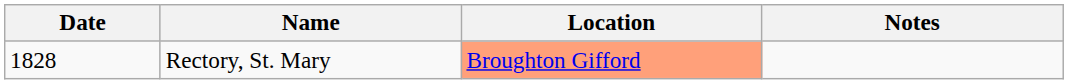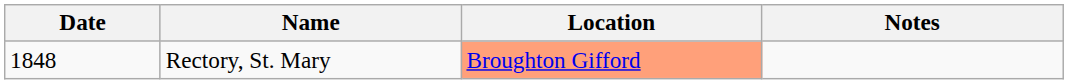(33, 59) 1828 -> (33, 59) 1848
